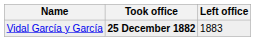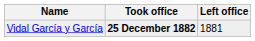(211, 28) 1883 -> (211, 28) 1881
